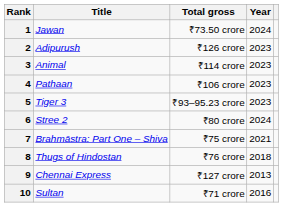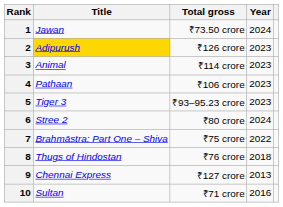(58, 47) no background -> (58, 47) gold background
(260, 138) 2021 -> (260, 138) 2022
